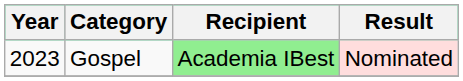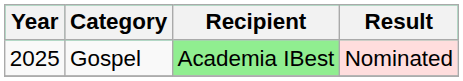(35, 57) 2023 -> (35, 57) 2025
